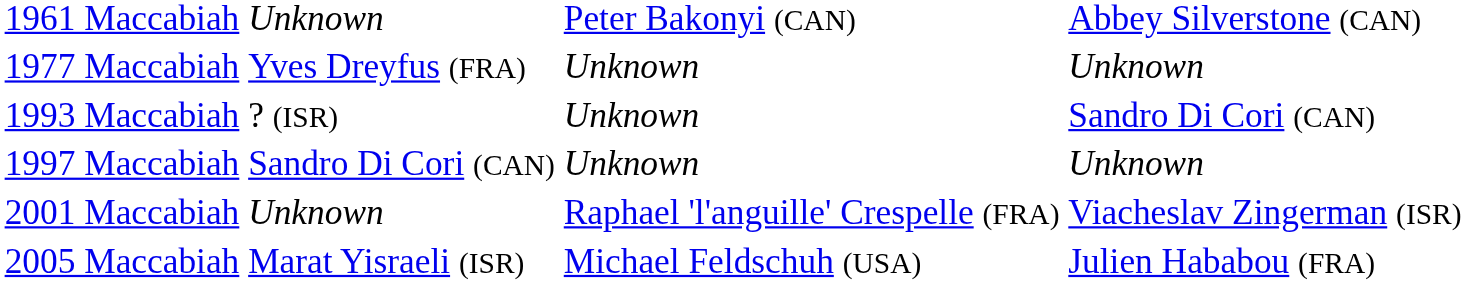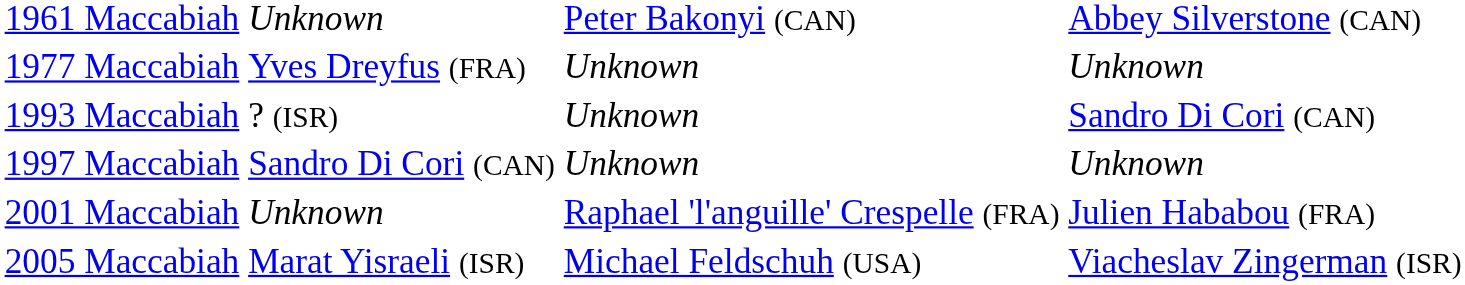(1265, 212) Viacheslav Zingerman (ISR) -> (1222, 212) Julien Hababou (FRA)
(1222, 261) Julien Hababou (FRA) -> (1265, 261) Viacheslav Zingerman (ISR)
